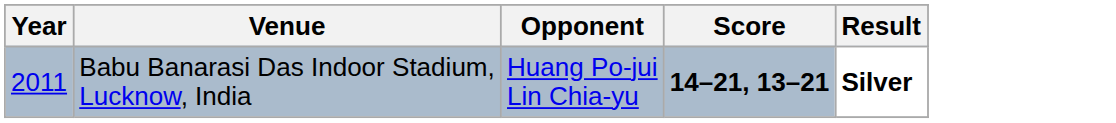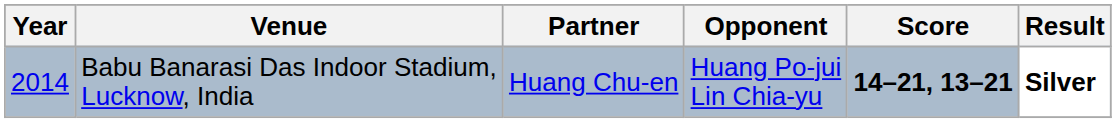+ column: (594, 26)
(39, 82) 2011 -> (40, 82) 2014
